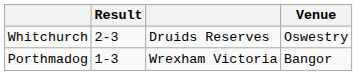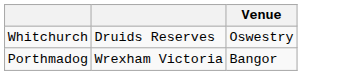- column: (119, 15)
